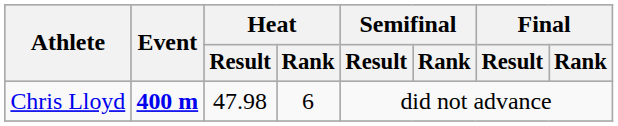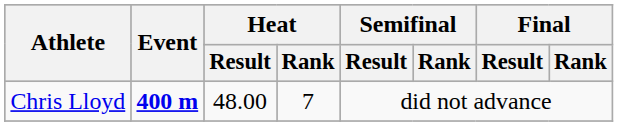(240, 101) 47.98 -> (240, 101) 48.00
(308, 101) 6 -> (308, 101) 7
